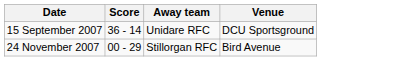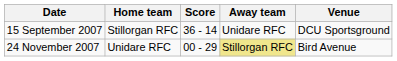+ column: (143, 13)
(182, 47) no background -> (257, 47) khaki background
